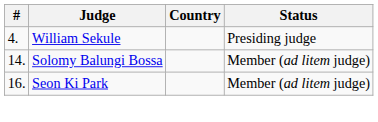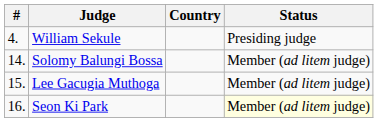+ row: (96, 83)
(299, 83) no background -> (299, 106) lightyellow background
